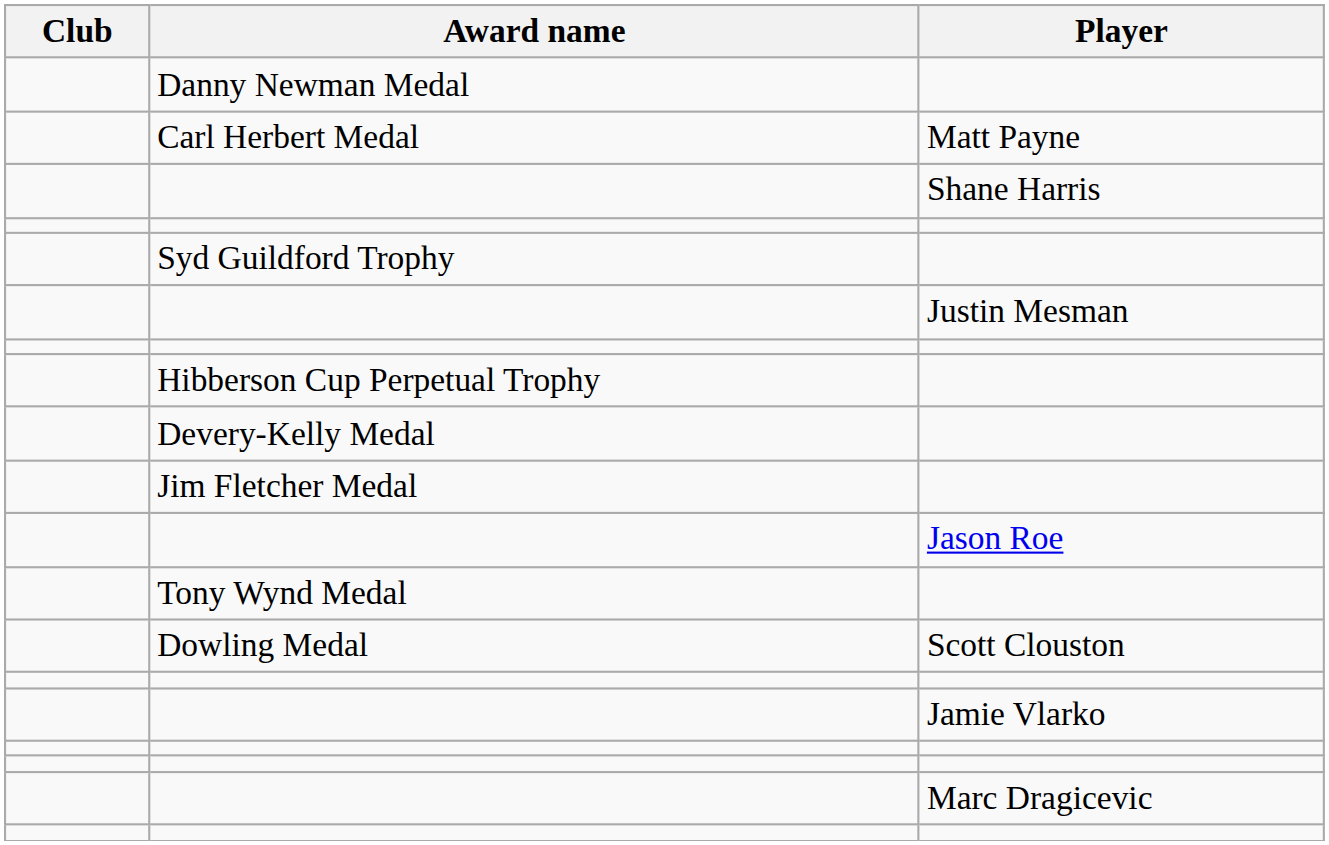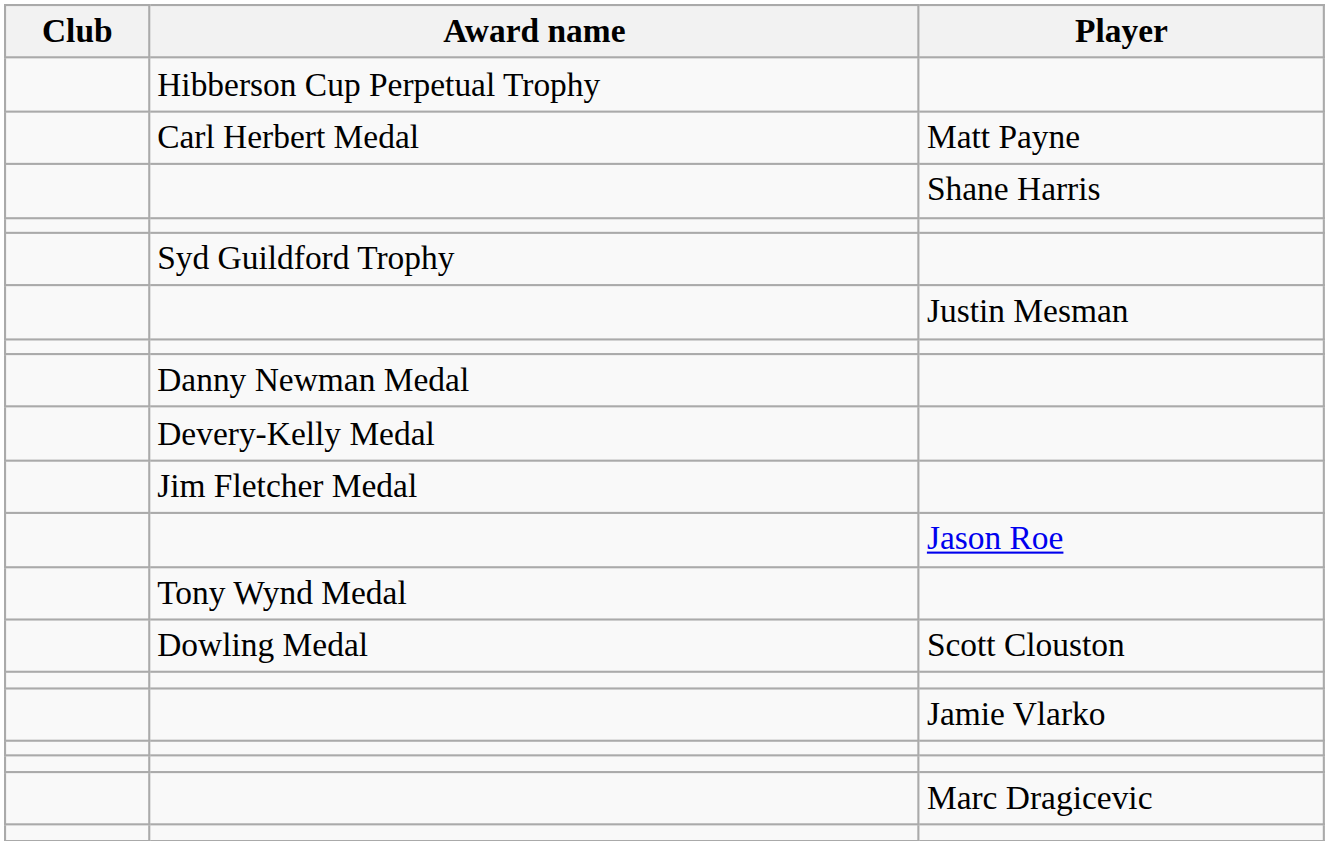rows swapped: (379, 380) <-> (313, 84)
